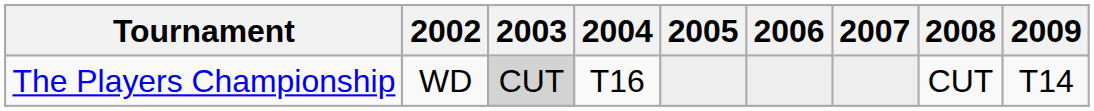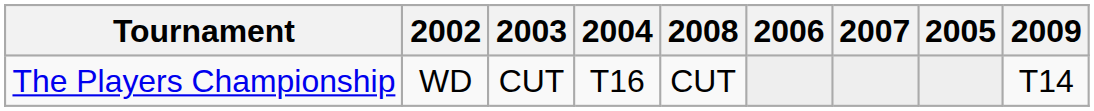columns swapped: (703, 31) <-> (961, 31)
(531, 81) lightgrey background -> (531, 81) no background
